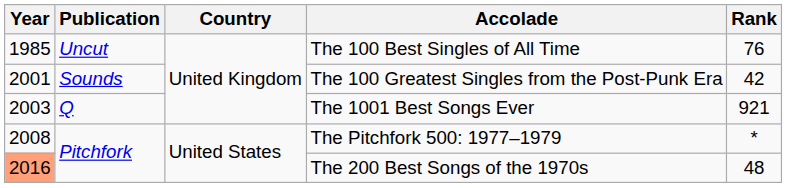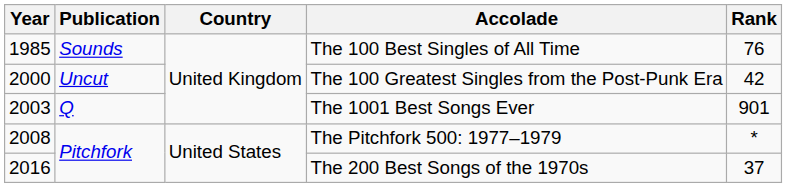(84, 49) Uncut -> (91, 49) Sounds
(30, 78) 2001 -> (30, 78) 2000
(91, 78) Sounds -> (84, 78) Uncut
(754, 108) 921 -> (754, 108) 901
(30, 167) lightsalmon background -> (30, 167) no background
(754, 167) 48 -> (754, 167) 37
